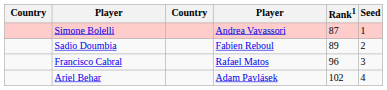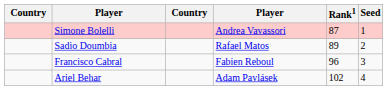(245, 46) Fabien Reboul -> (242, 46) Rafael Matos
(242, 62) Rafael Matos -> (245, 62) Fabien Reboul
